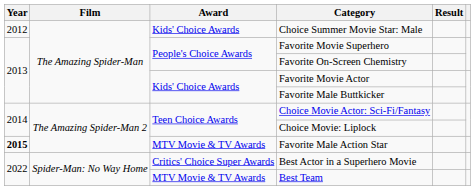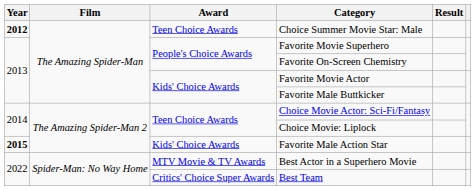(17, 29) normal -> (17, 29) bold
(196, 29) Kids' Choice Awards -> (195, 29) Teen Choice Awards
(209, 144) MTV Movie & TV Awards -> (196, 144) Kids' Choice Awards
(213, 161) Critics' Choice Super Awards -> (209, 161) MTV Movie & TV Awards
(209, 177) MTV Movie & TV Awards -> (213, 177) Critics' Choice Super Awards
